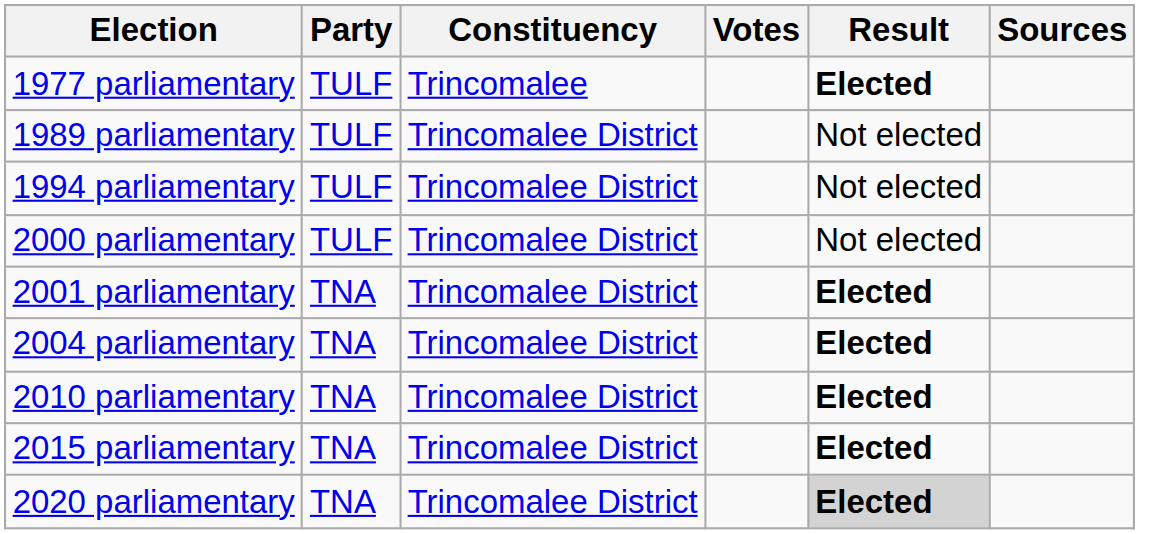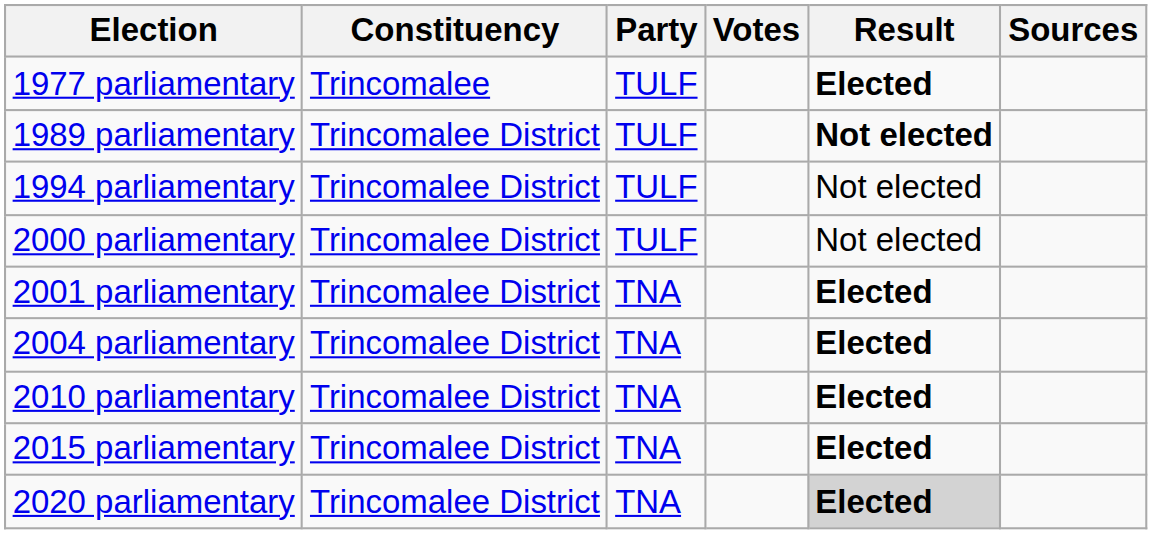columns swapped: (553, 30) <-> (351, 30)
(899, 135) normal -> (904, 135) bold
